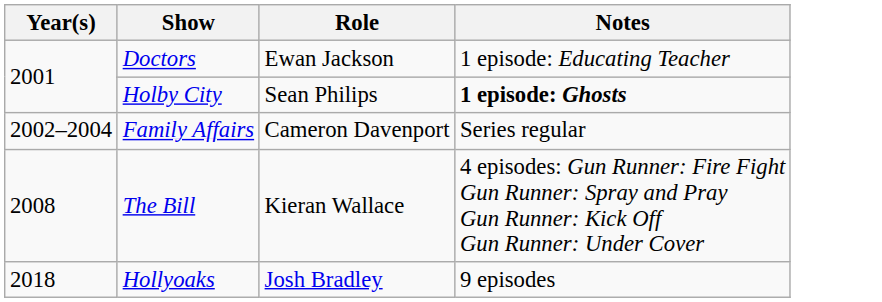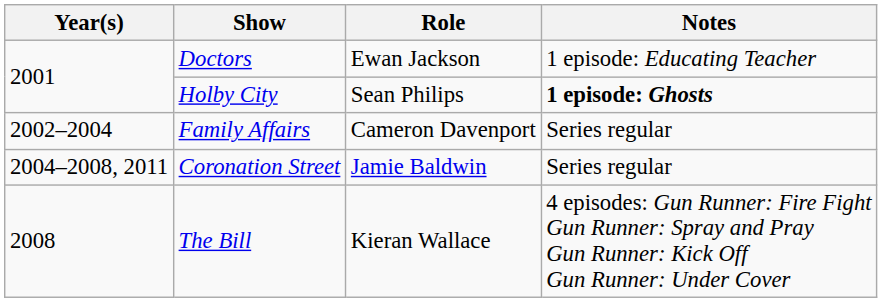+ row: (260, 166)
- row: (169, 279)
